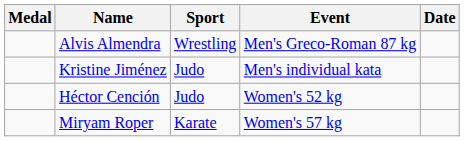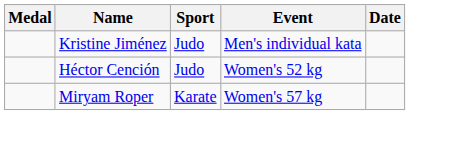- row: (110, 44)
